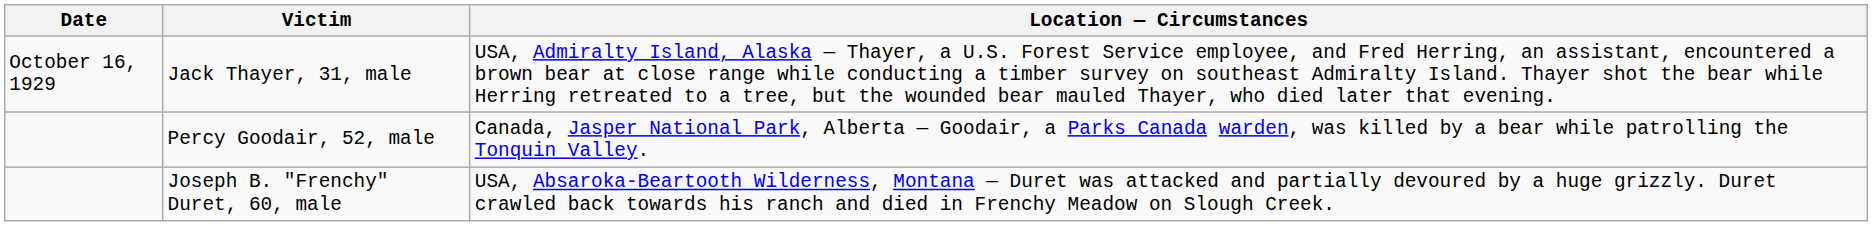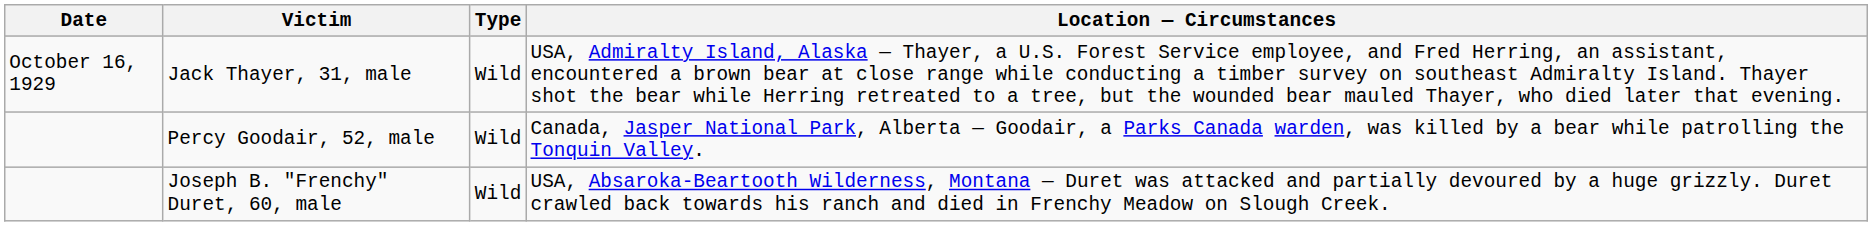+ column: (498, 21)
